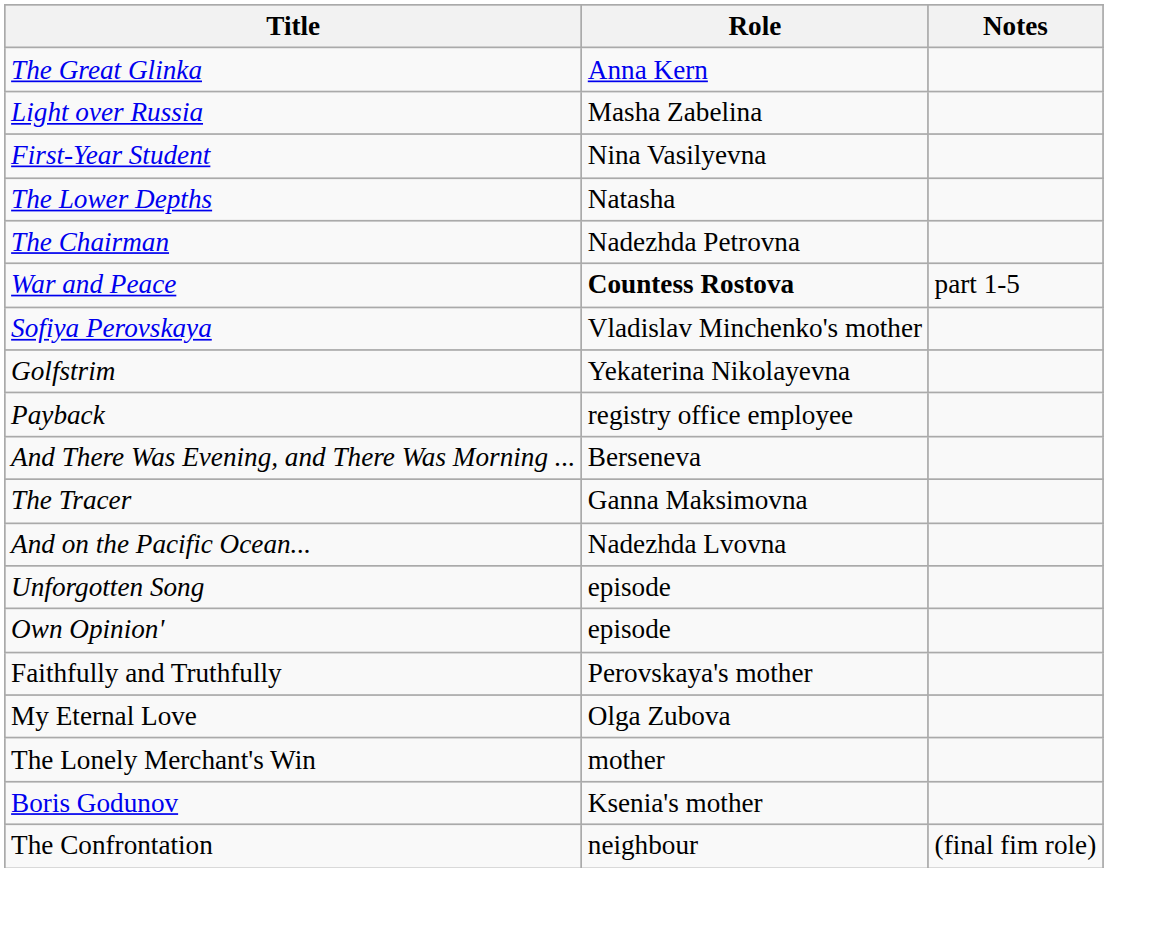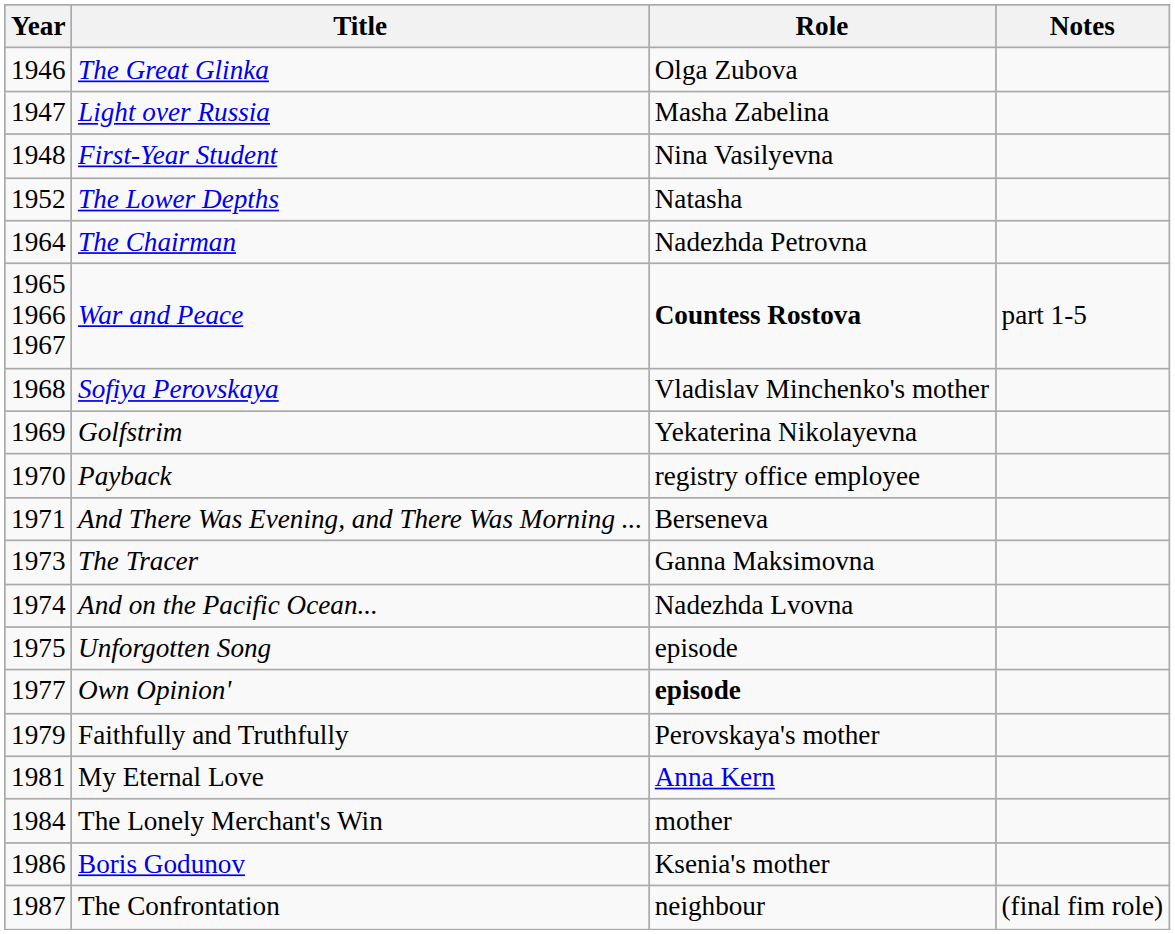+ column: (38, 26)
(648, 69) Anna Kern -> (726, 69) Olga Zubova
(629, 629) normal -> (698, 691) bold
(659, 716) Olga Zubova -> (715, 777) Anna Kern
